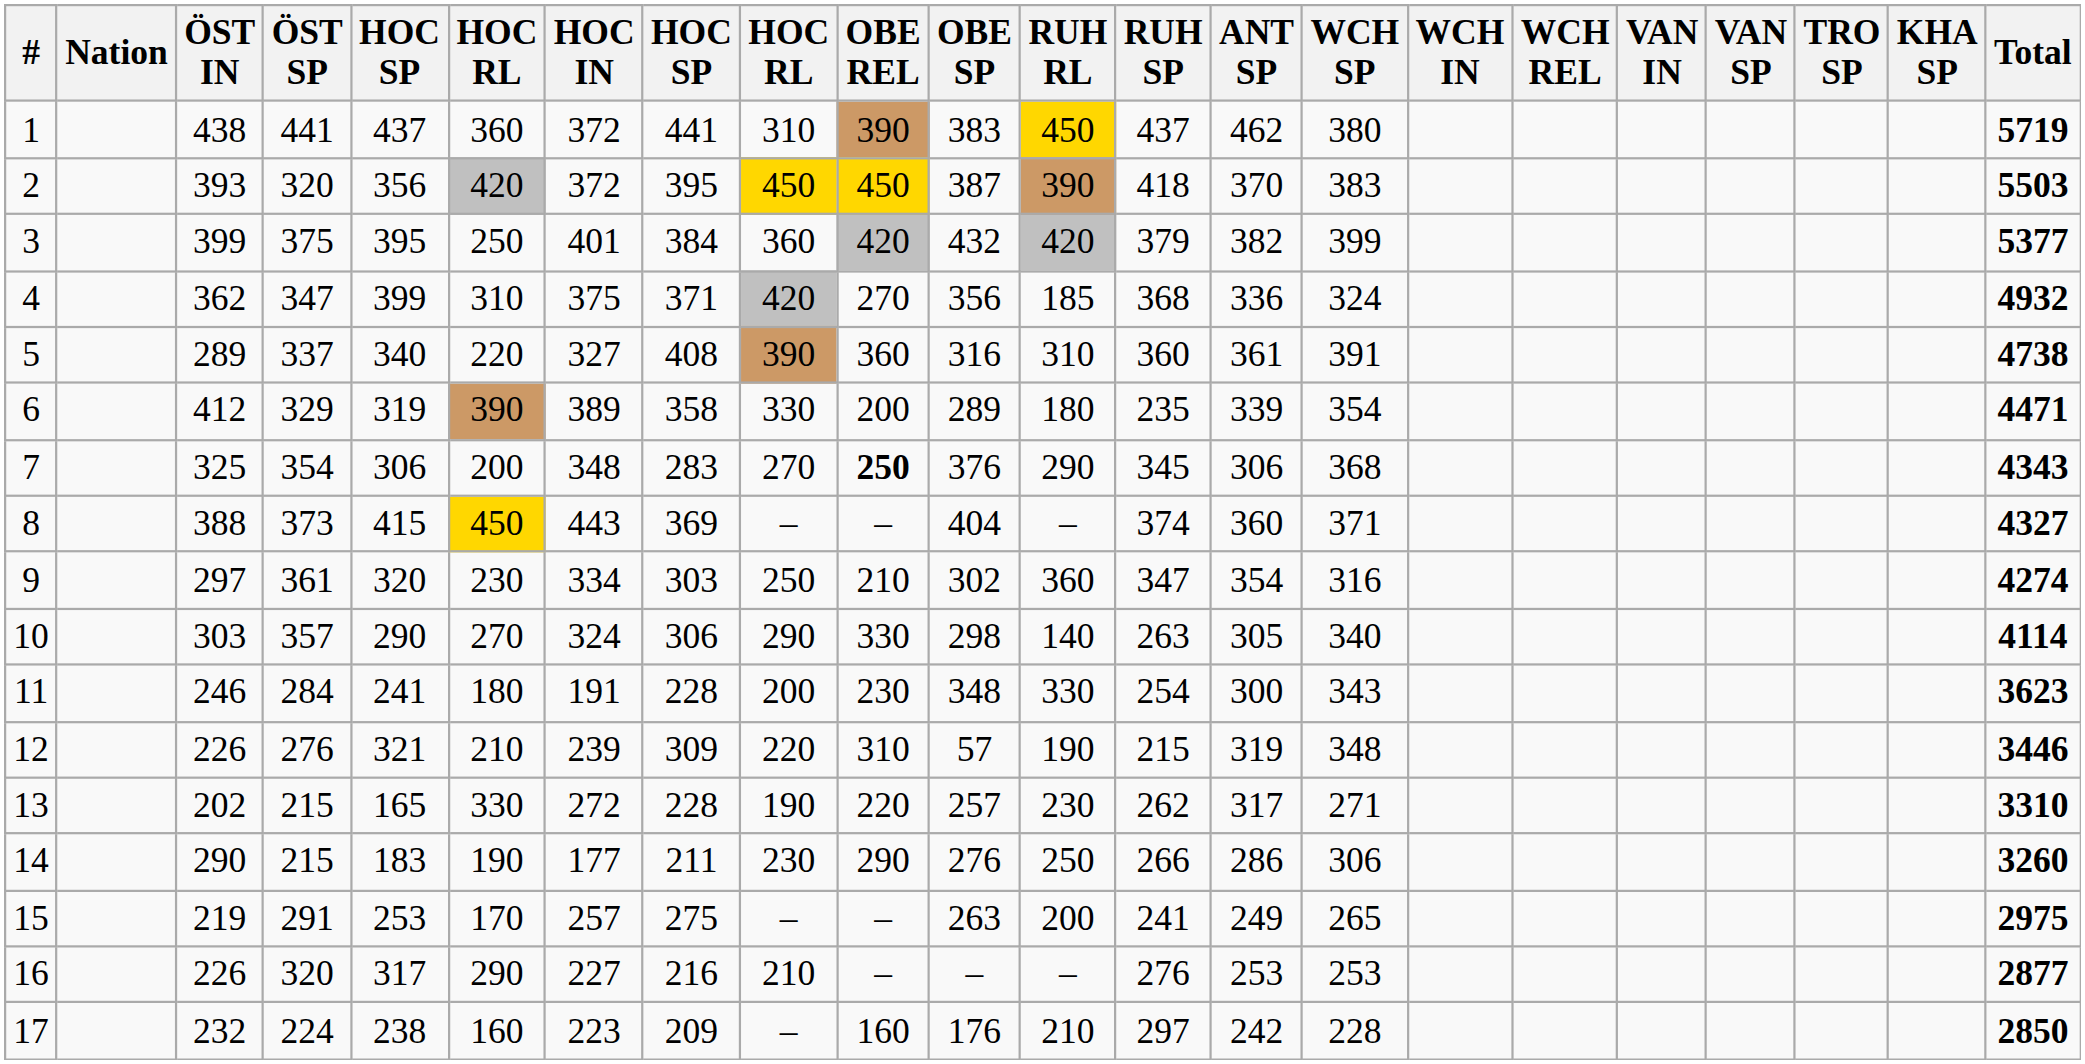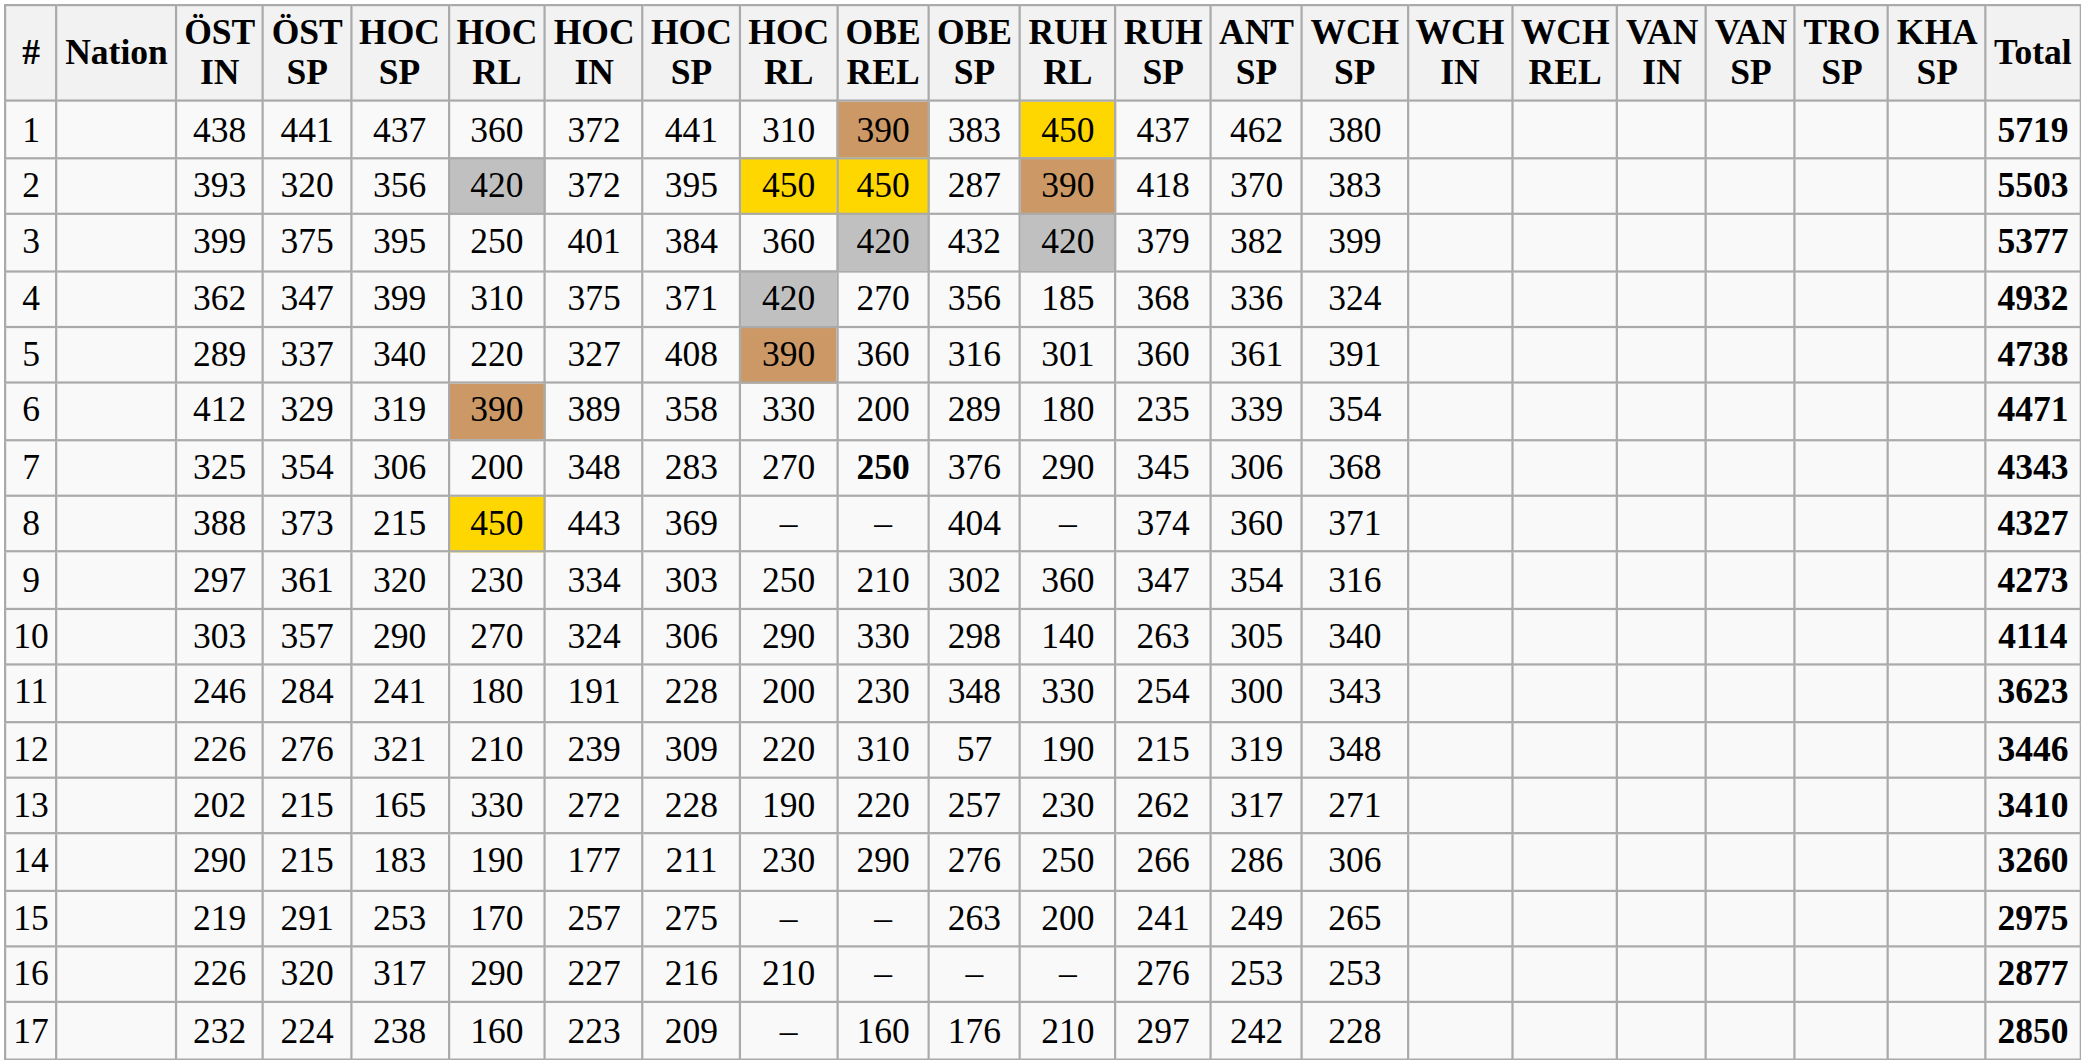(974, 185) 387 -> (974, 185) 287
(1068, 354) 310 -> (1068, 354) 301
(400, 523) 415 -> (400, 523) 215
(2033, 579) 4274 -> (2033, 579) 4273
(2033, 804) 3310 -> (2033, 804) 3410
